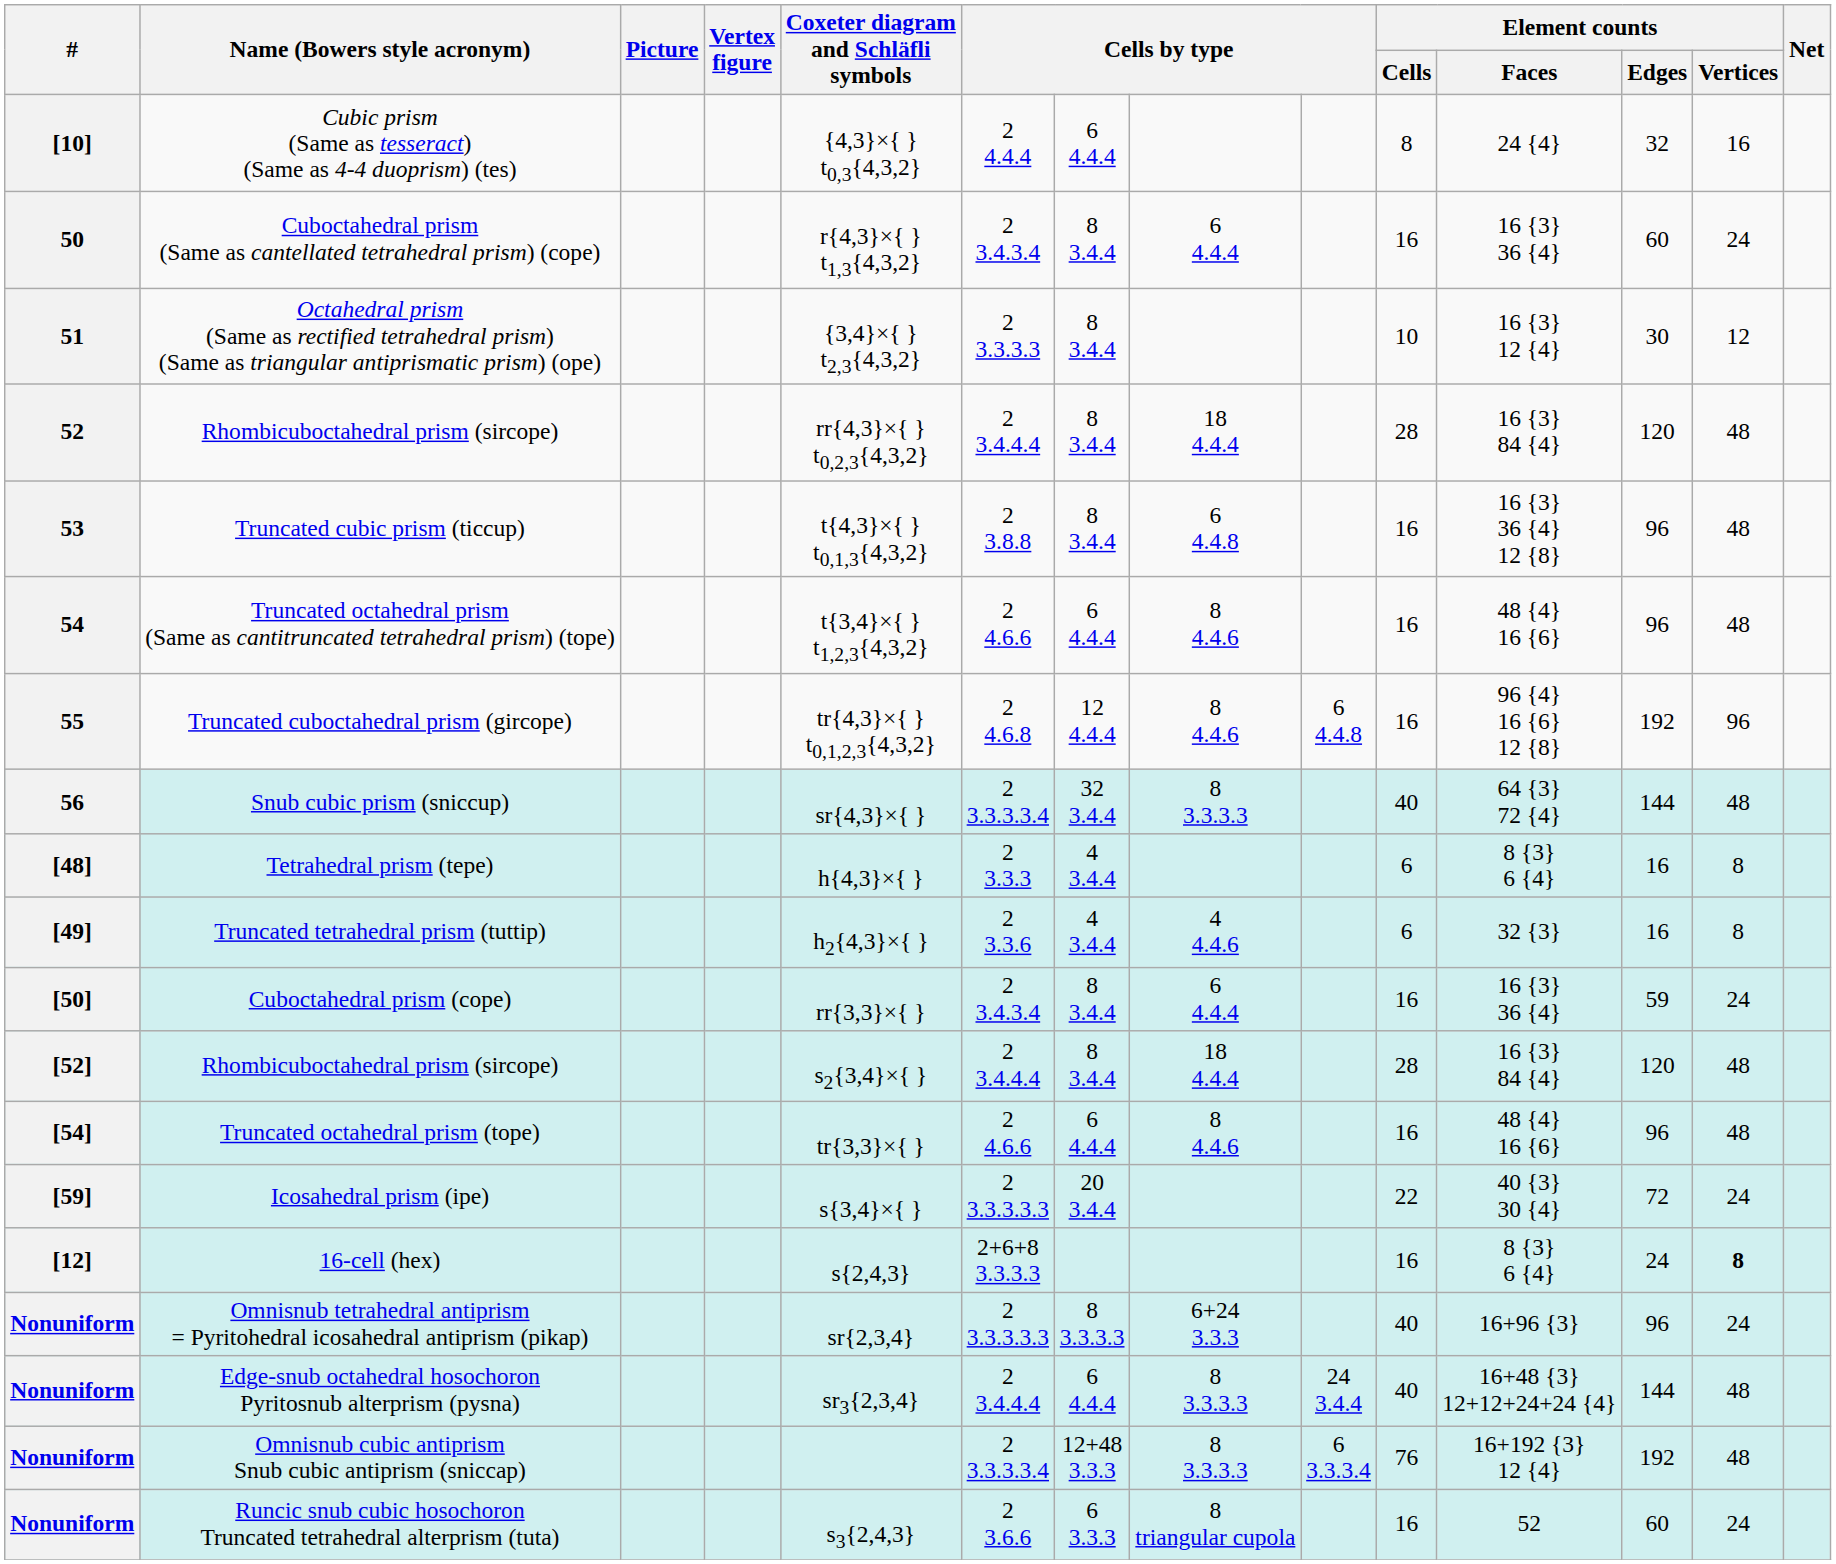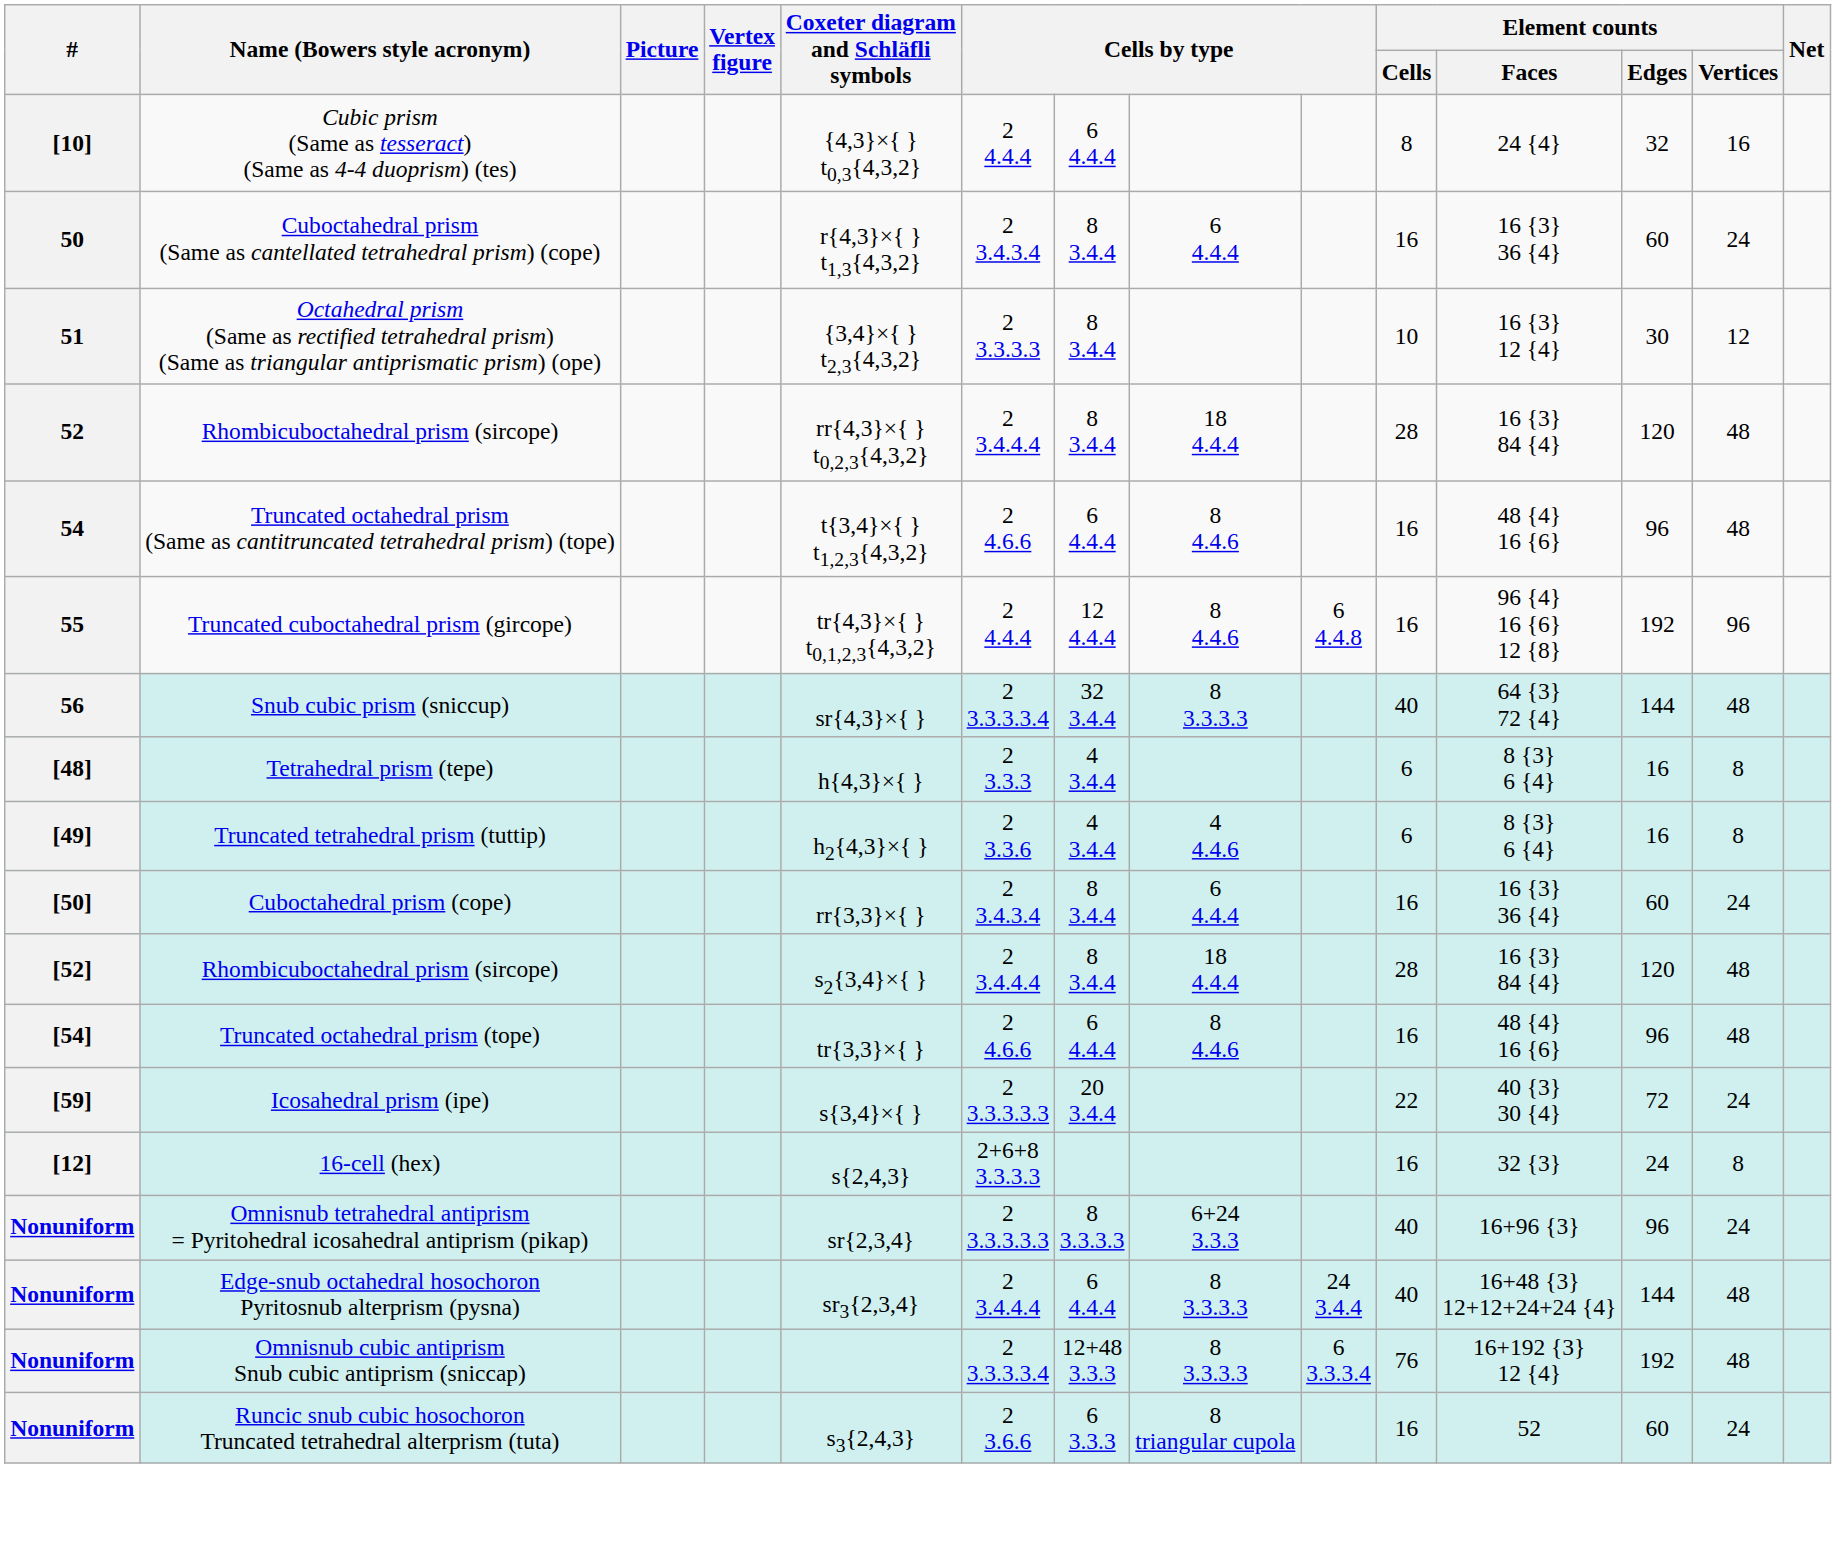- row: (72, 528)
(1008, 721) 2 4.6.8 -> (1008, 624) 2 4.4.4
(1529, 931) 32 {3} -> (1529, 835) 8 {3} 6 {4}
(1657, 998) 59 -> (1657, 902) 60
(1529, 1259) 8 {3} 6 {4} -> (1529, 1163) 32 {3}
(1738, 1259) bold -> (1738, 1163) normal
